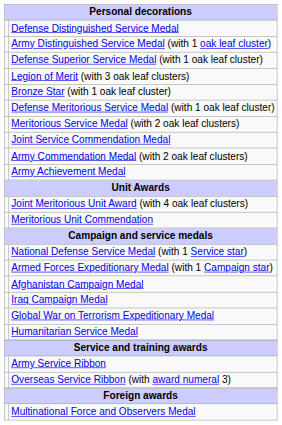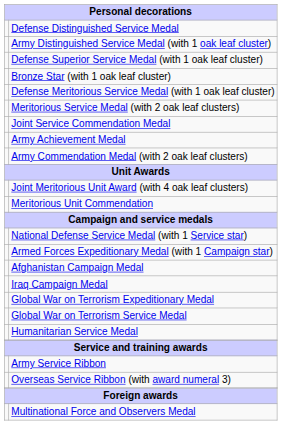- row: (100, 76)
rows swapped: (129, 156) <-> (68, 172)
+ row: (99, 316)
